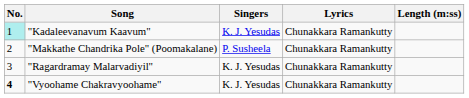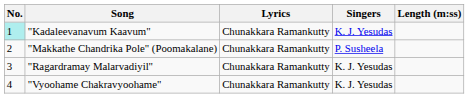columns swapped: (251, 13) <-> (339, 13)
(10, 84) bold -> (10, 84) normal
